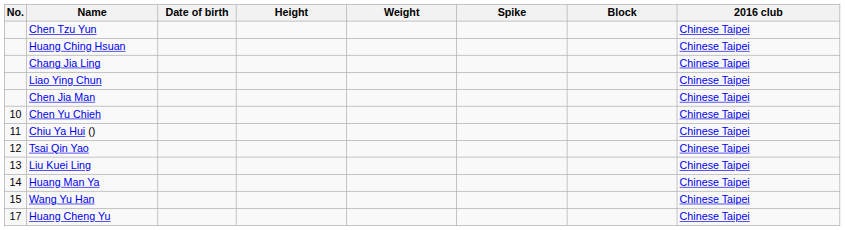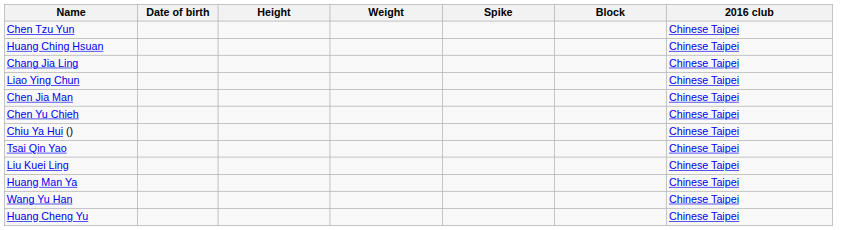- column: (15, 13)
